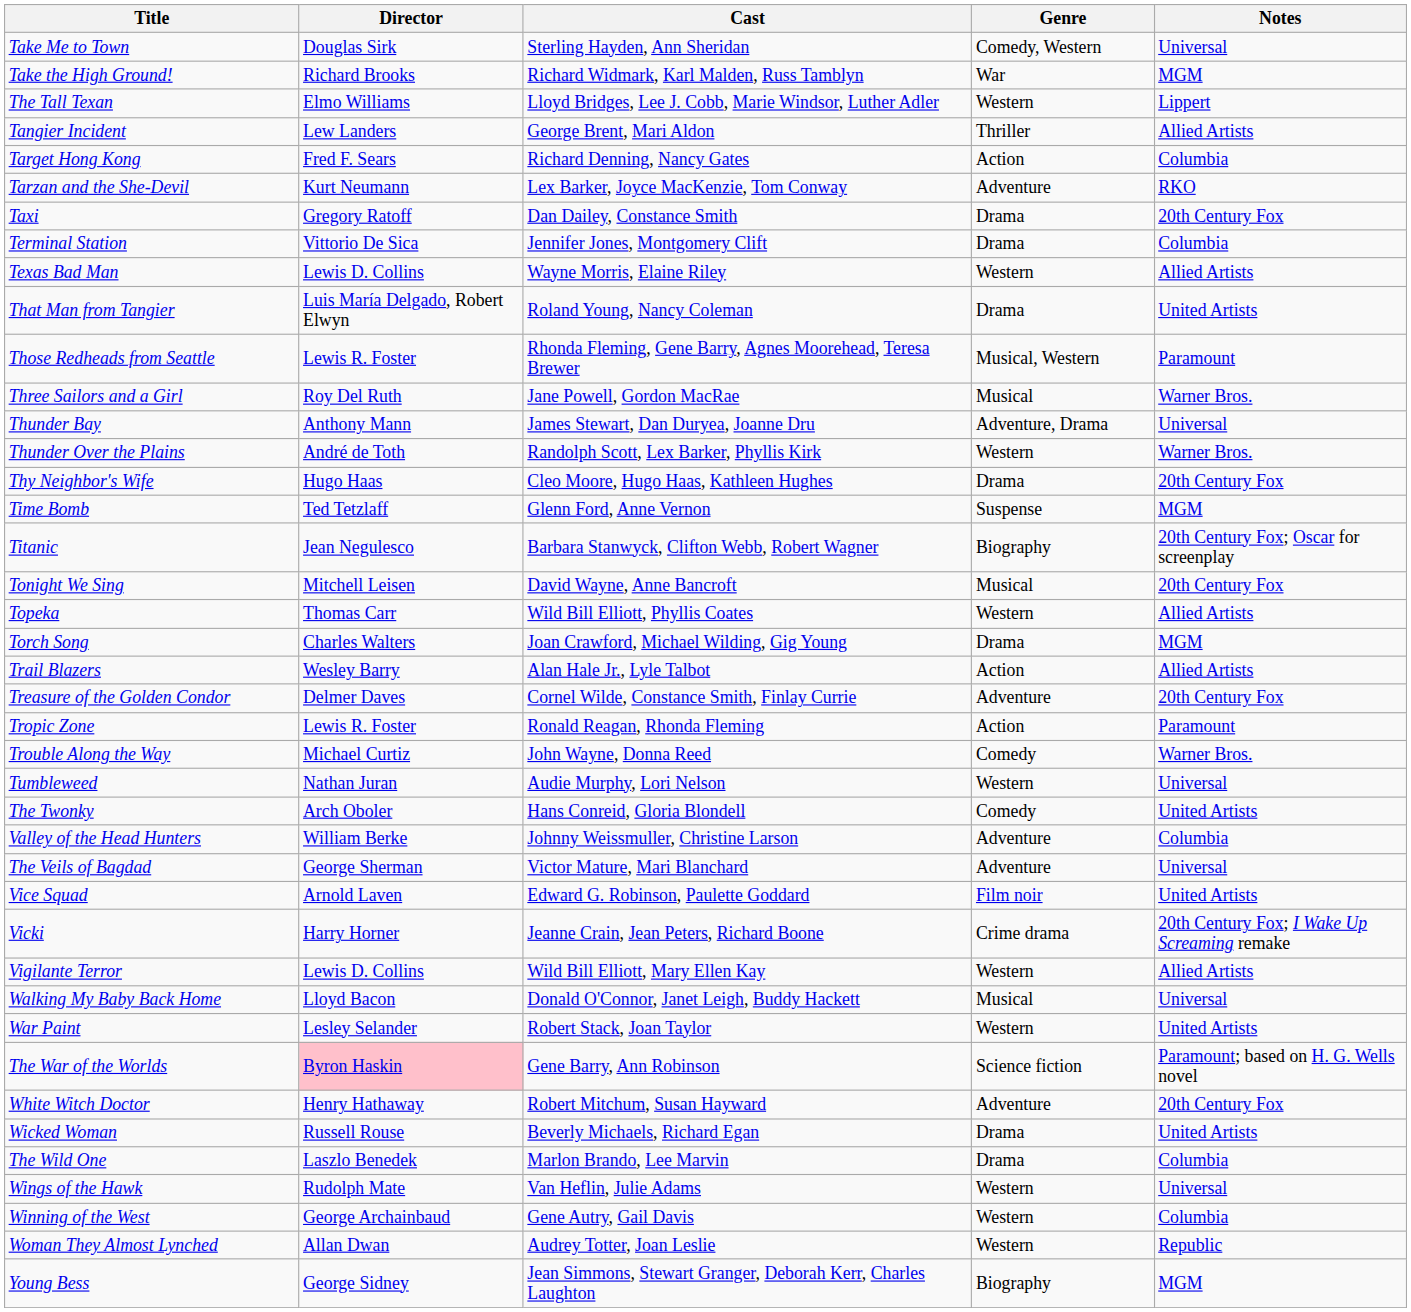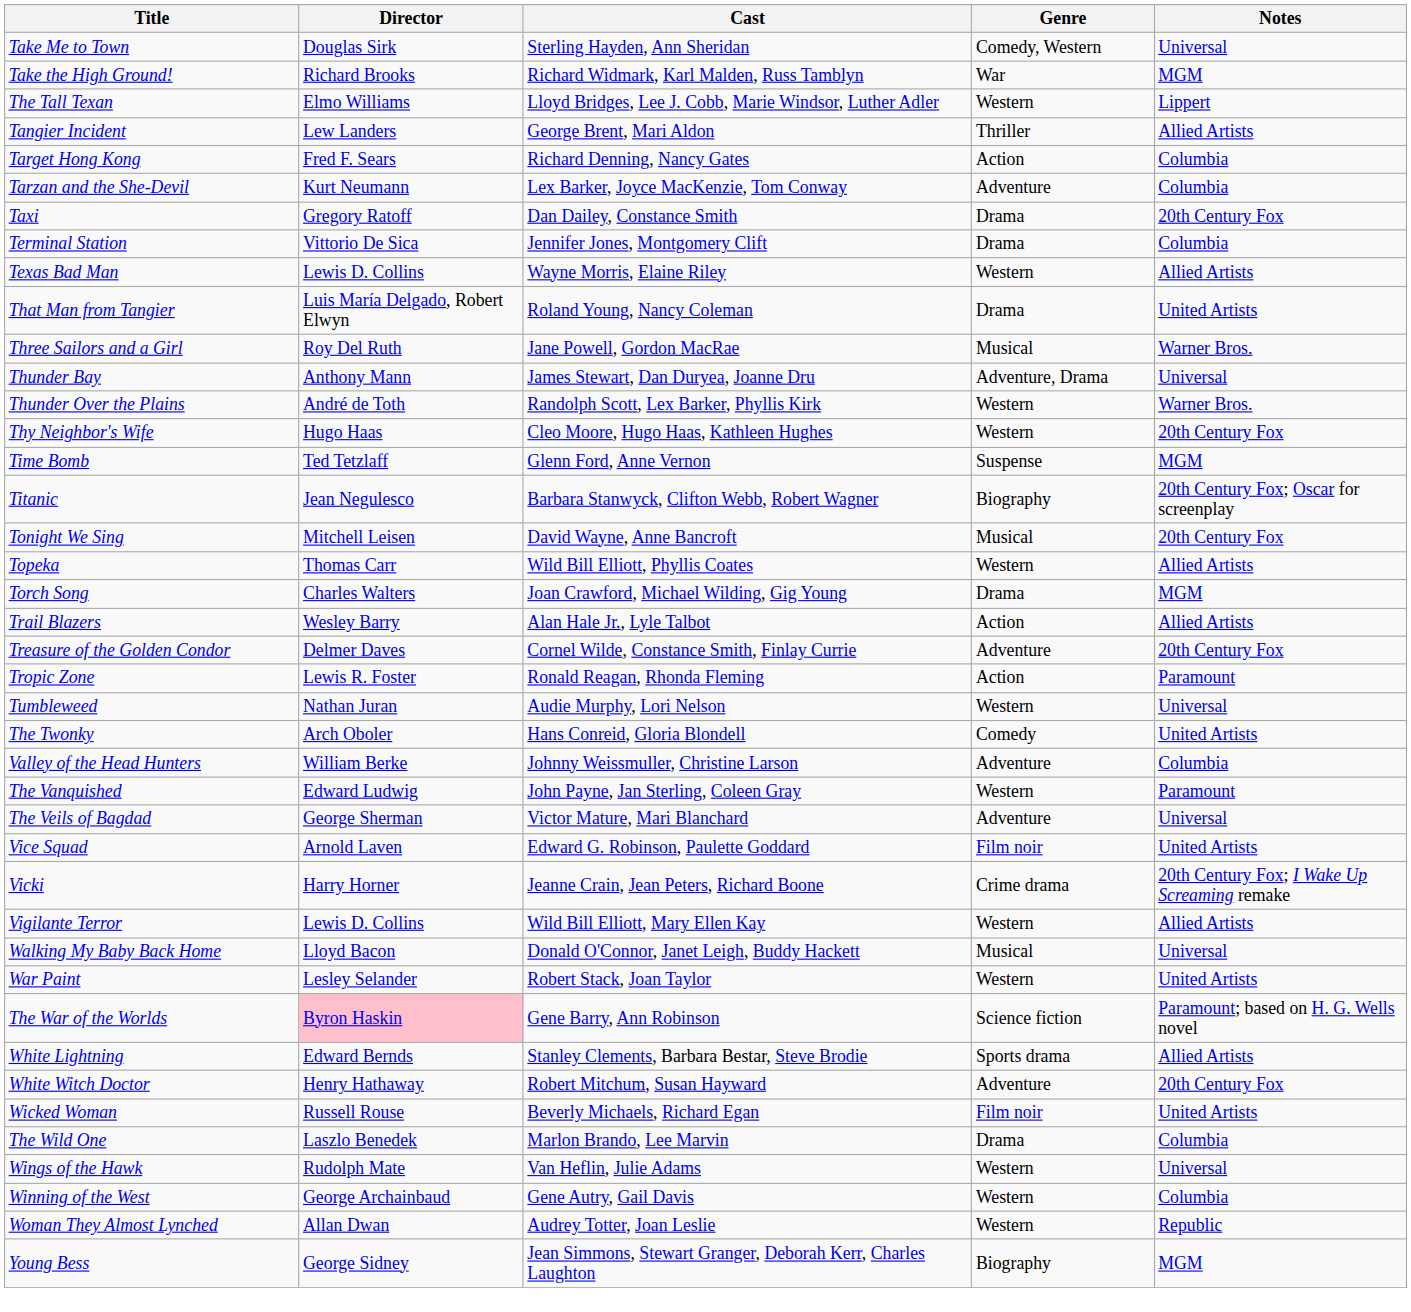(1177, 187) RKO -> (1193, 187) Columbia
- row: (112, 358)
(1000, 481) Drama -> (1005, 432) Western
- row: (89, 754)
+ row: (65, 790)
+ row: (66, 1056)
(1000, 1132) Drama -> (1009, 1112) Film noir
